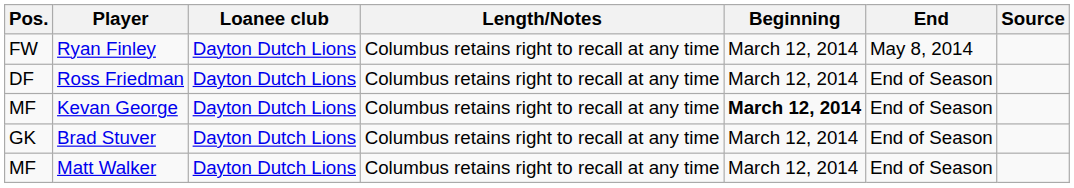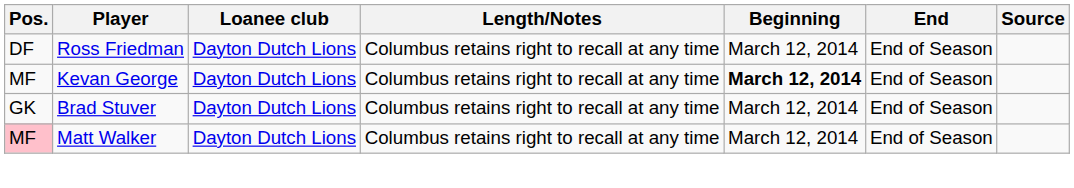- row: (106, 49)
(22, 167) no background -> (22, 138) pink background
